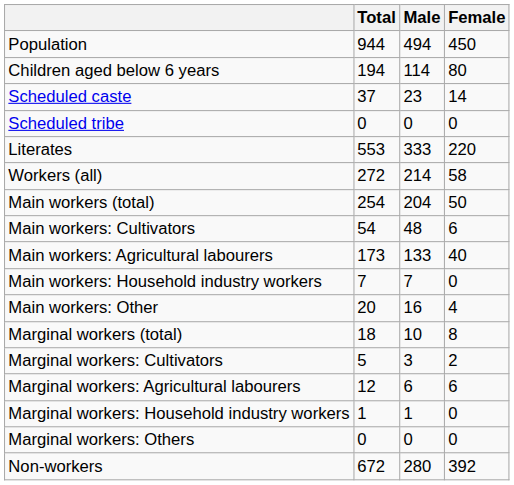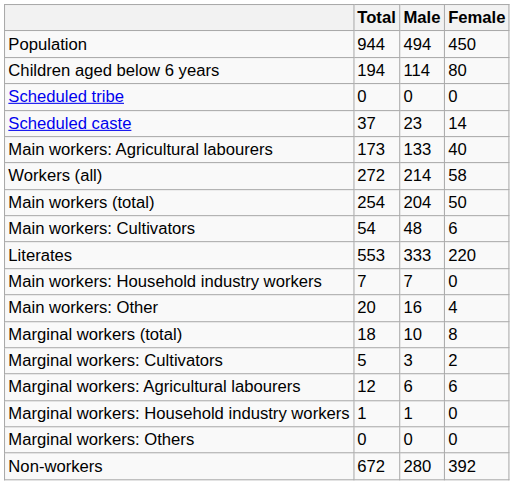rows swapped: (70, 96) <-> (66, 123)
rows swapped: (40, 149) <-> (141, 255)
